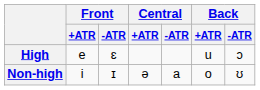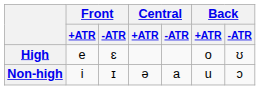(208, 54) u -> (208, 54) o
(240, 54) ɔ -> (240, 54) ʊ
(208, 74) o -> (208, 74) u
(240, 74) ʊ -> (240, 74) ɔ
